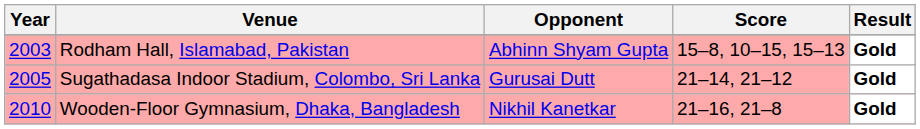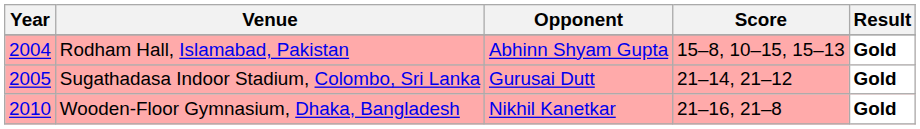(30, 50) 2003 -> (30, 50) 2004
